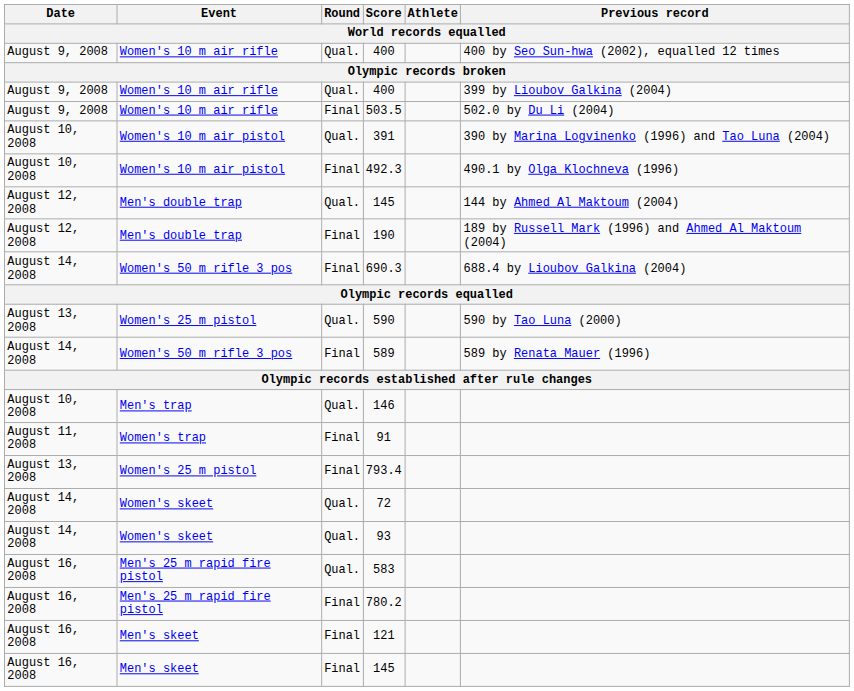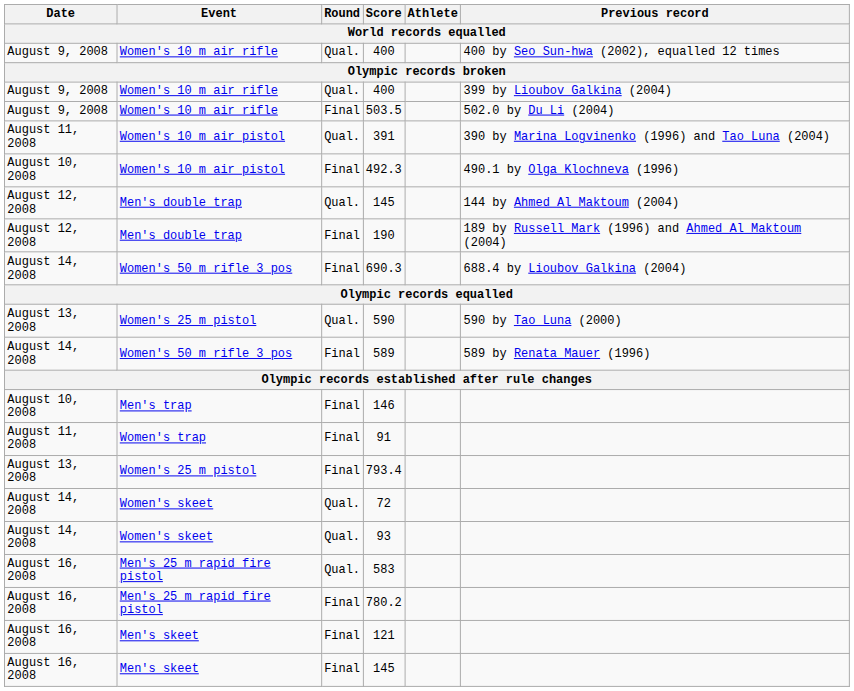(43, 137) August 10, 2008 -> (43, 137) August 11, 2008
(342, 406) Qual. -> (342, 406) Final
